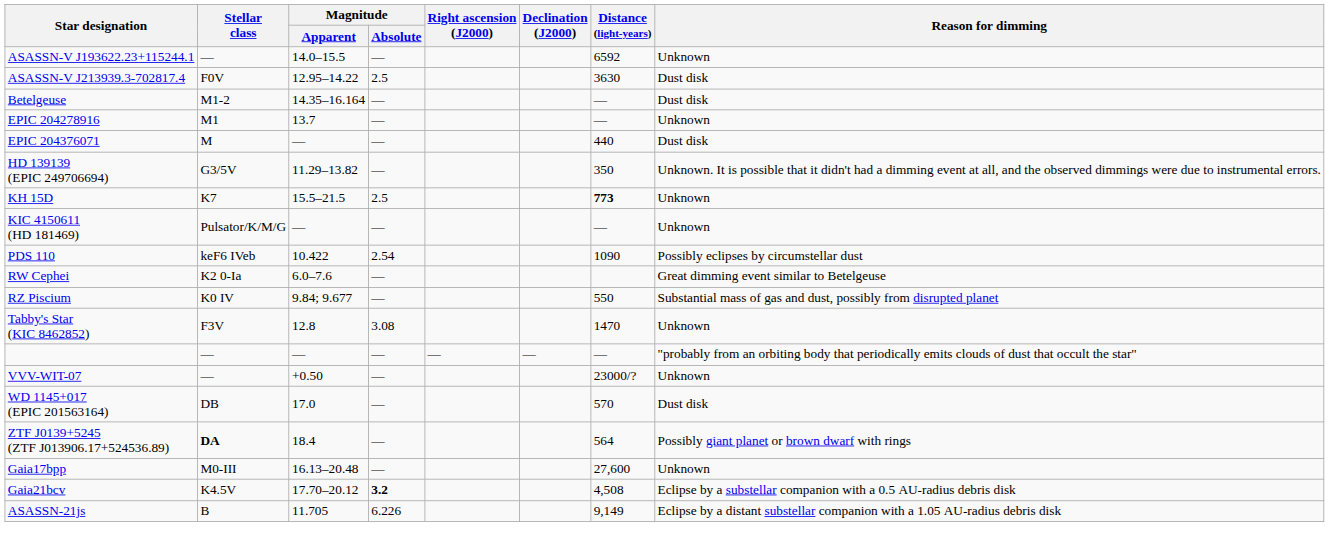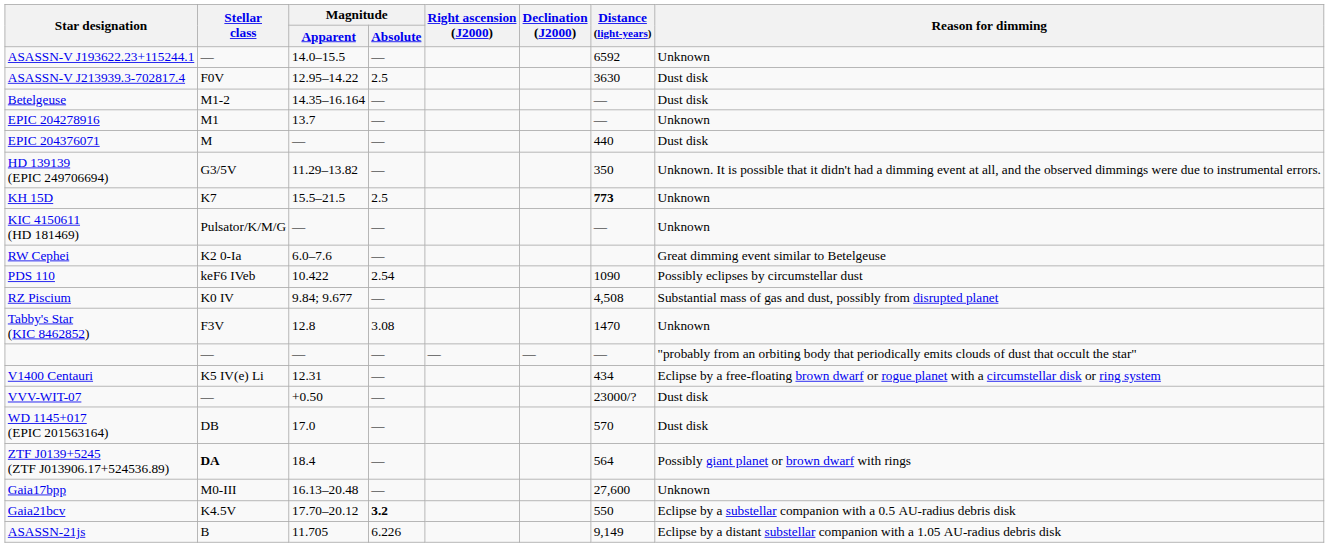rows swapped: (31, 255) <-> (39, 276)
(604, 297) 550 -> (609, 297) 4,508
+ row: (50, 375)
(684, 375) Unknown -> (683, 396) Dust disk
(609, 489) 4,508 -> (604, 510) 550
